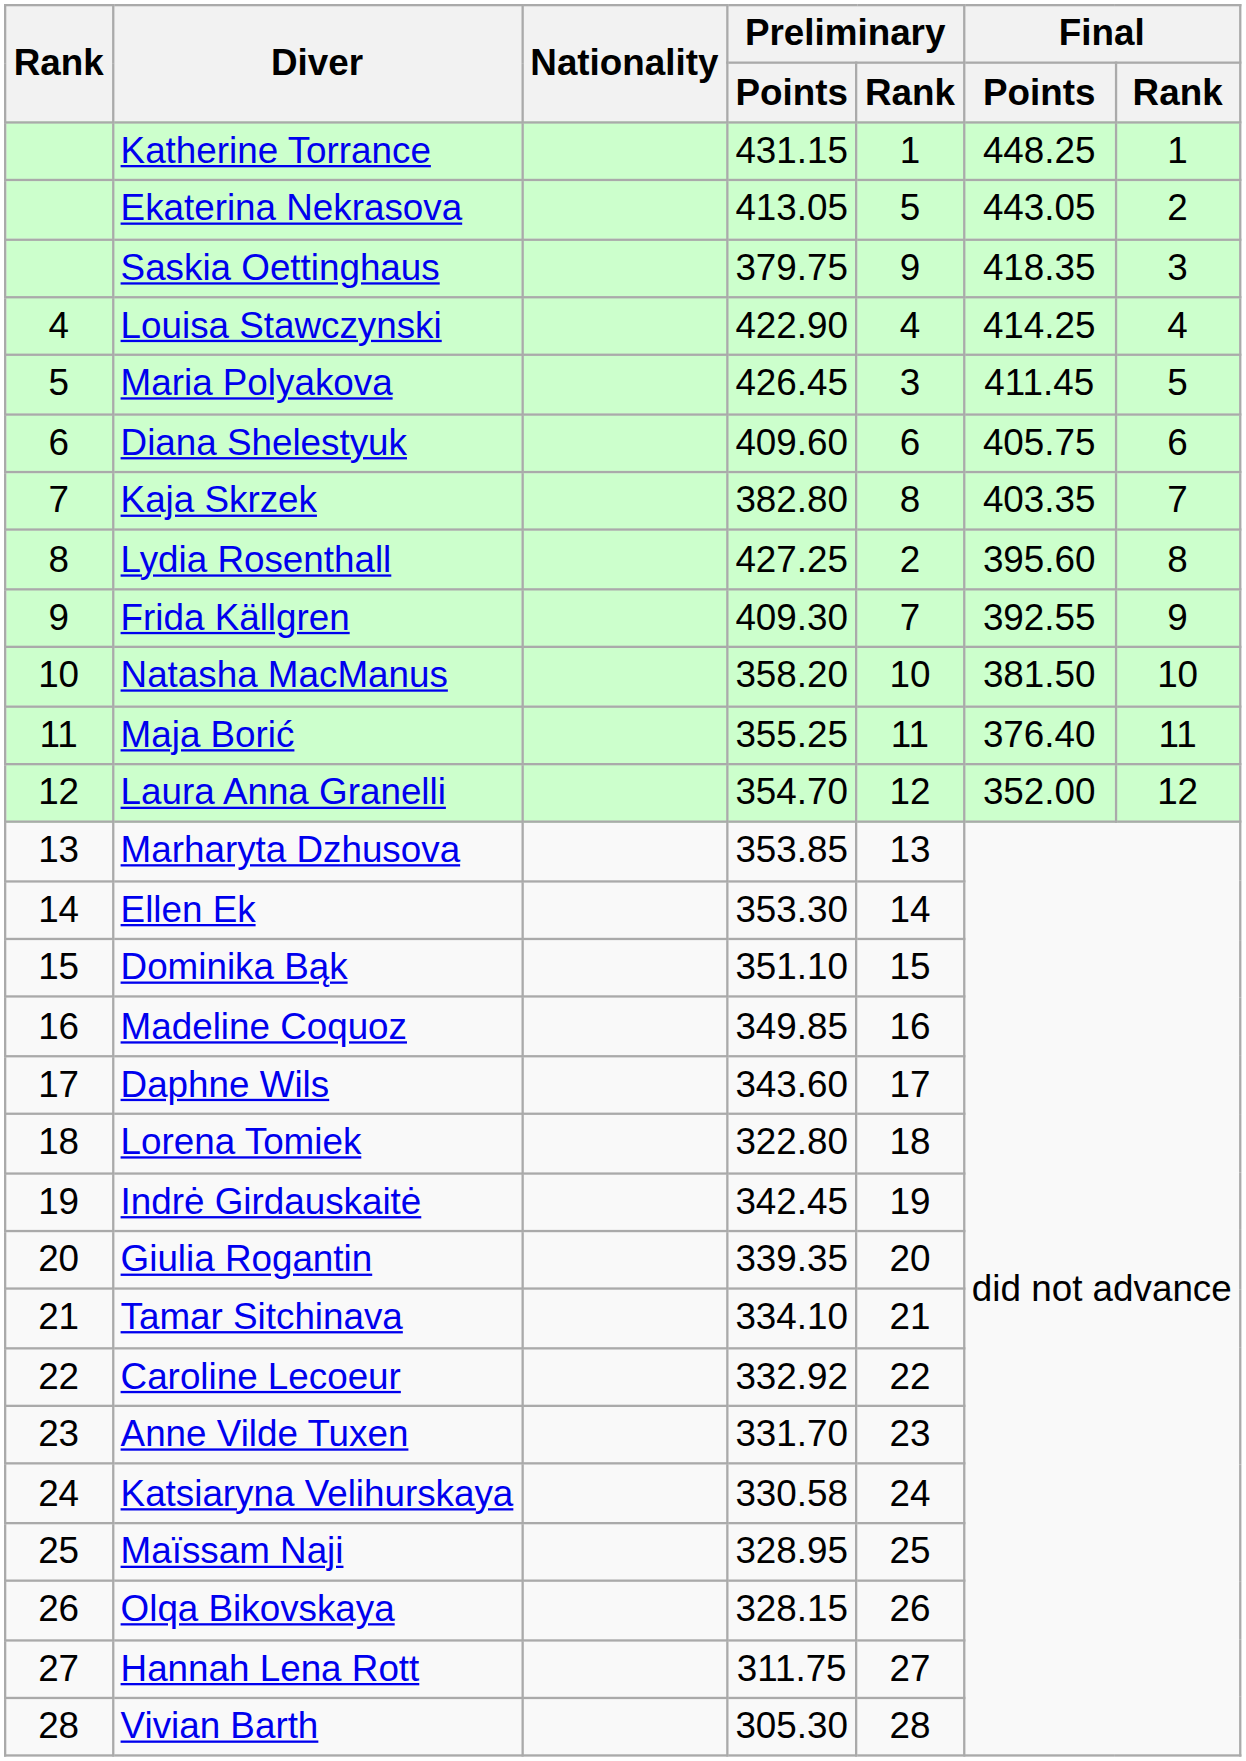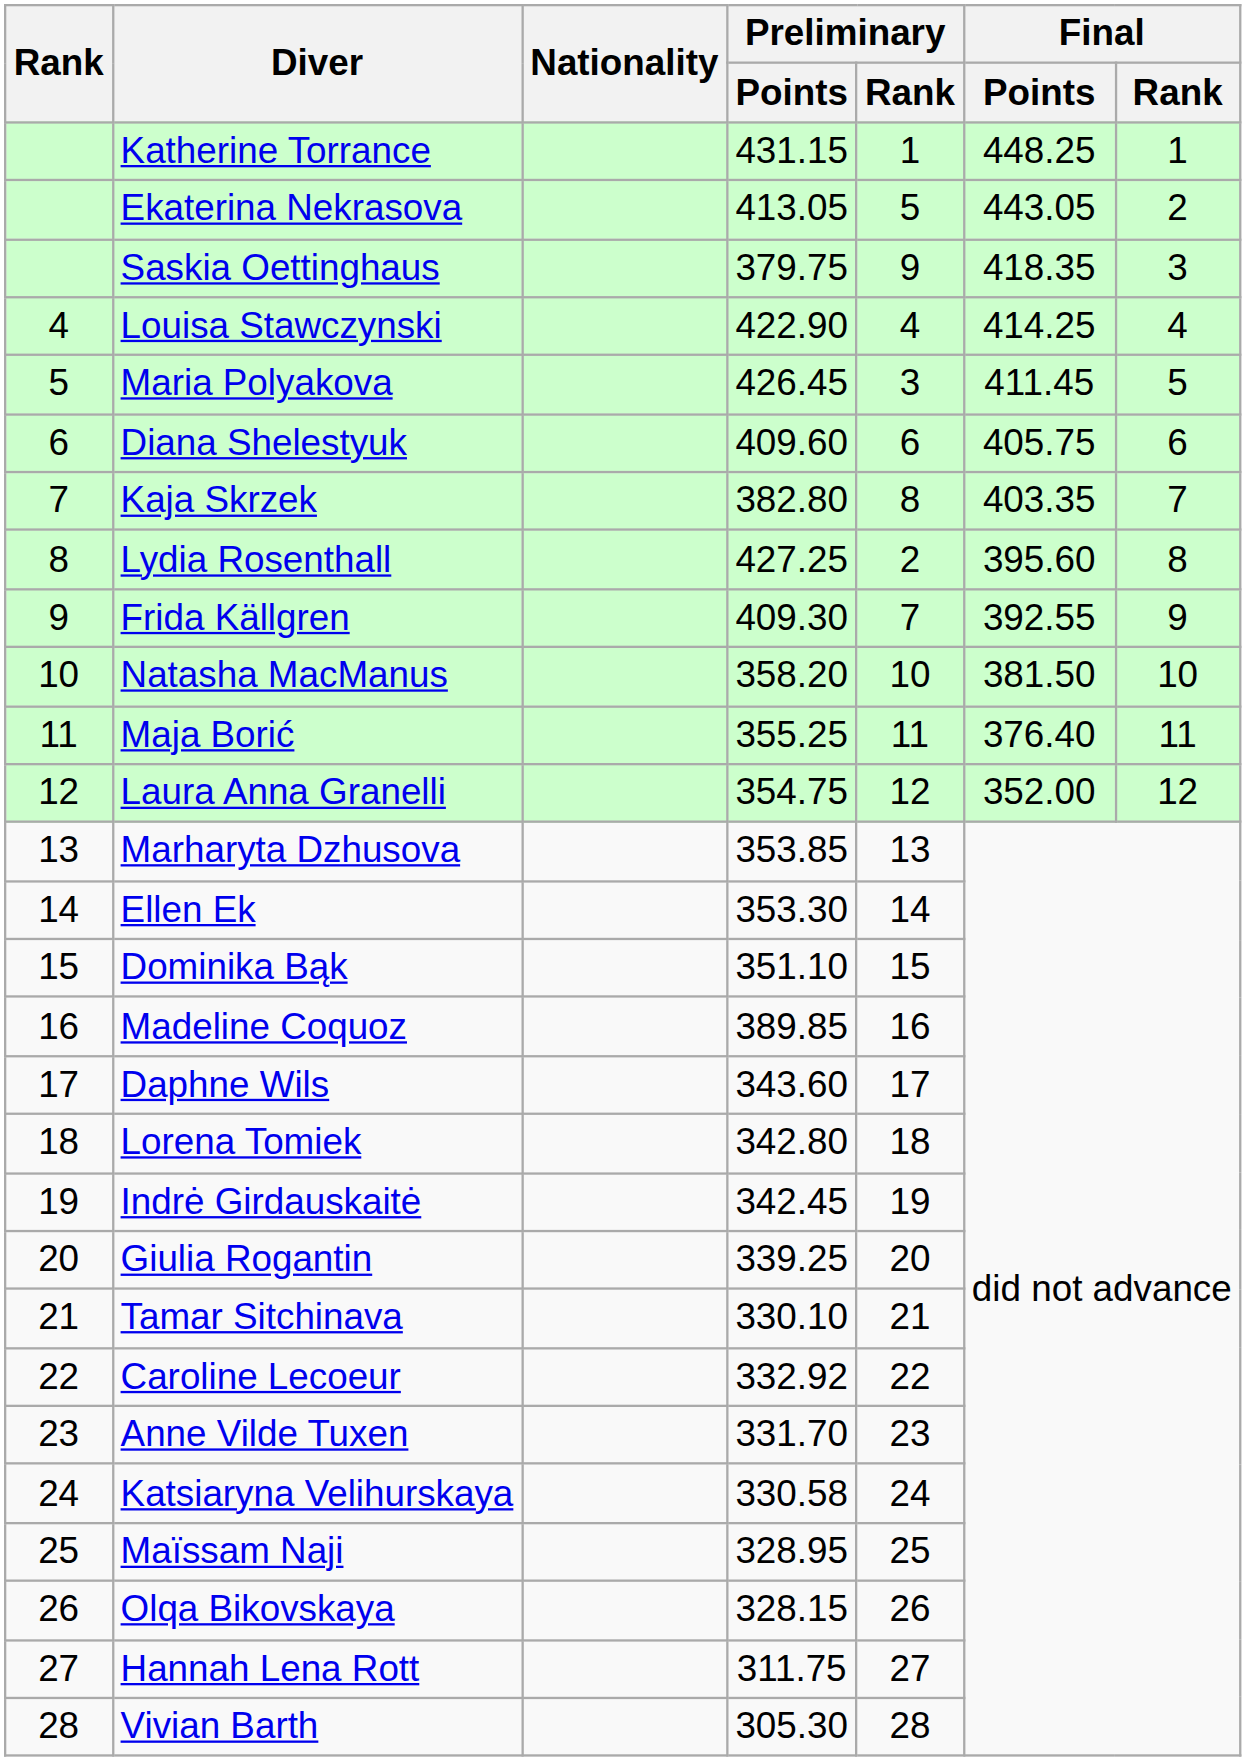(792, 792) 354.70 -> (792, 792) 354.75
(792, 1025) 349.85 -> (792, 1025) 389.85
(792, 1142) 322.80 -> (792, 1142) 342.80
(792, 1259) 339.35 -> (792, 1259) 339.25
(792, 1317) 334.10 -> (792, 1317) 330.10
